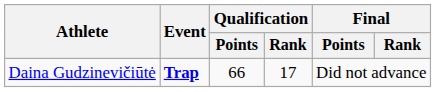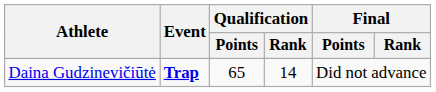(237, 72) 66 -> (237, 72) 65
(288, 72) 17 -> (288, 72) 14
